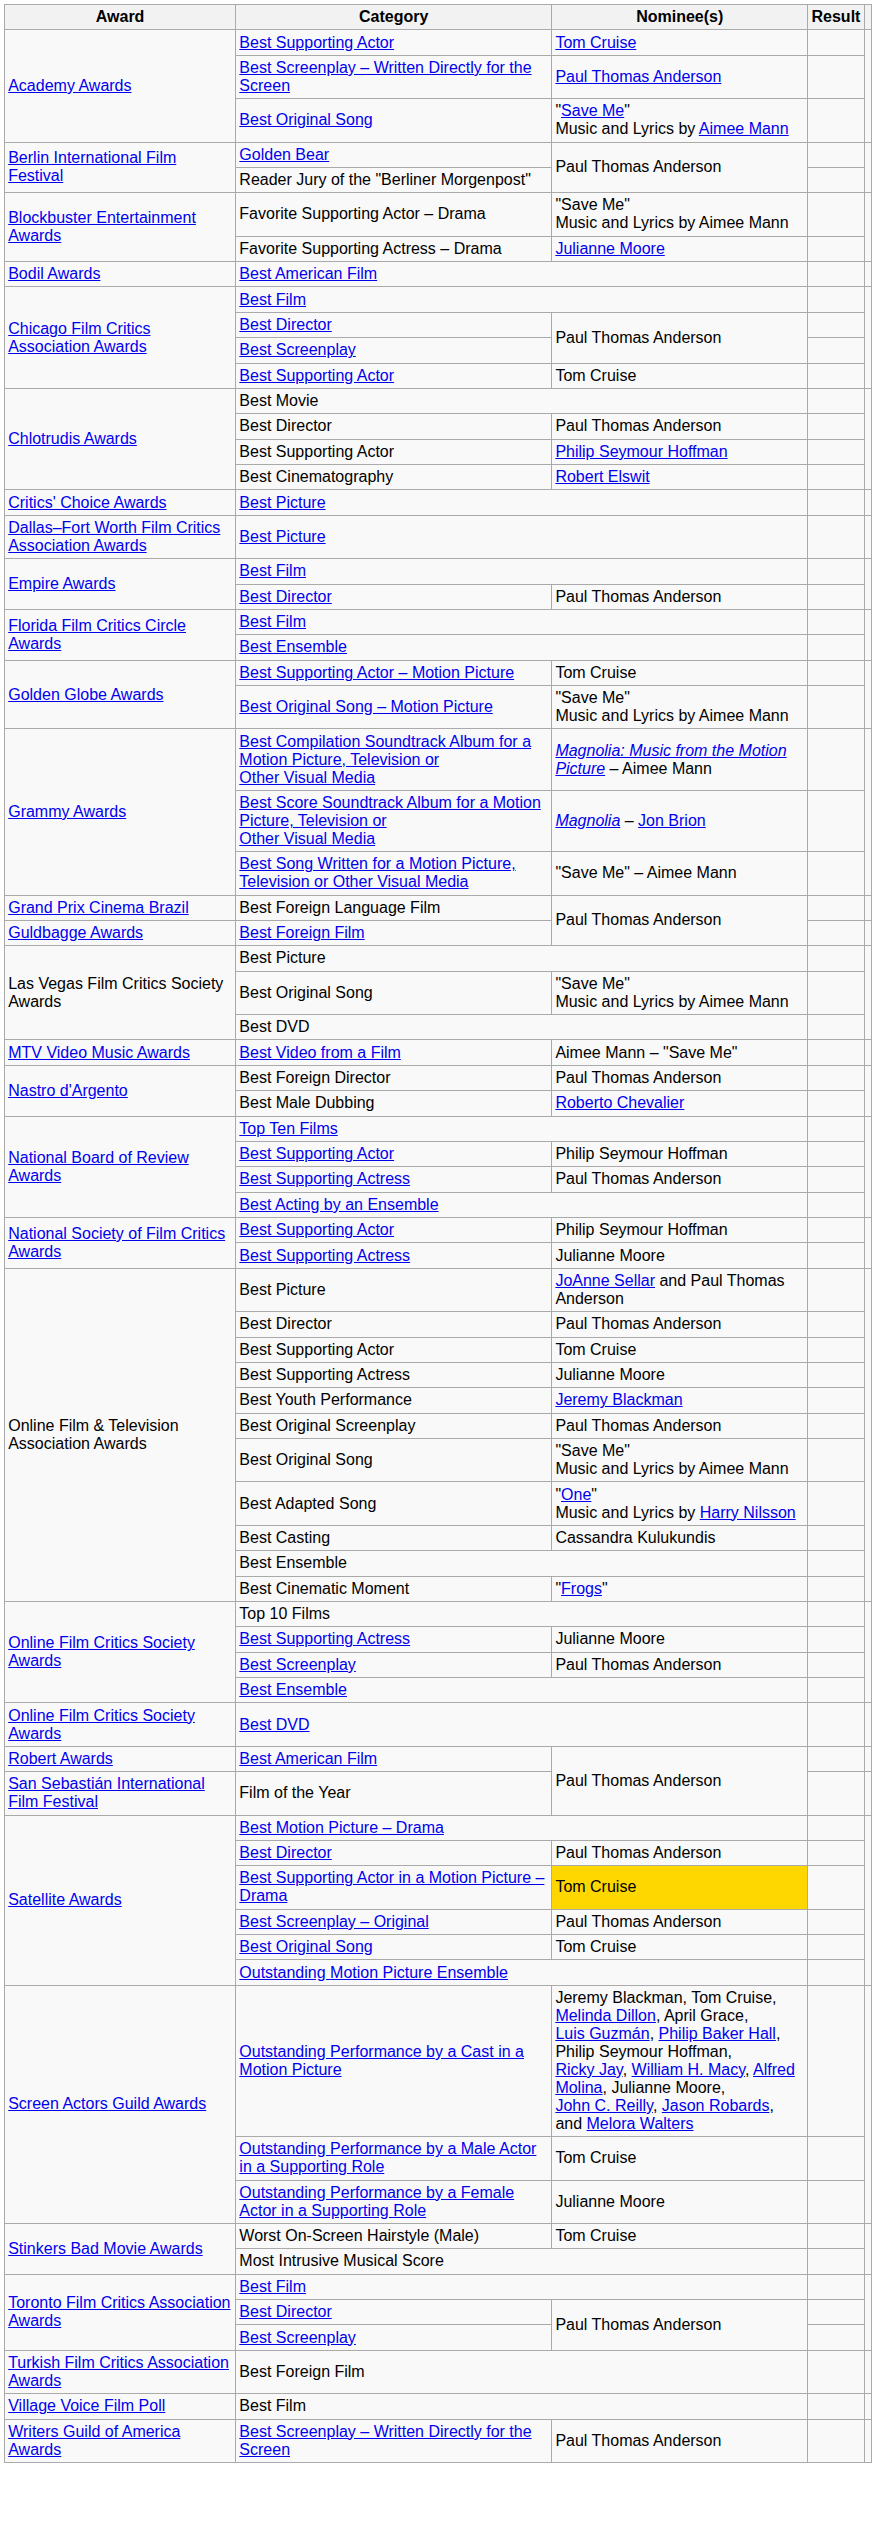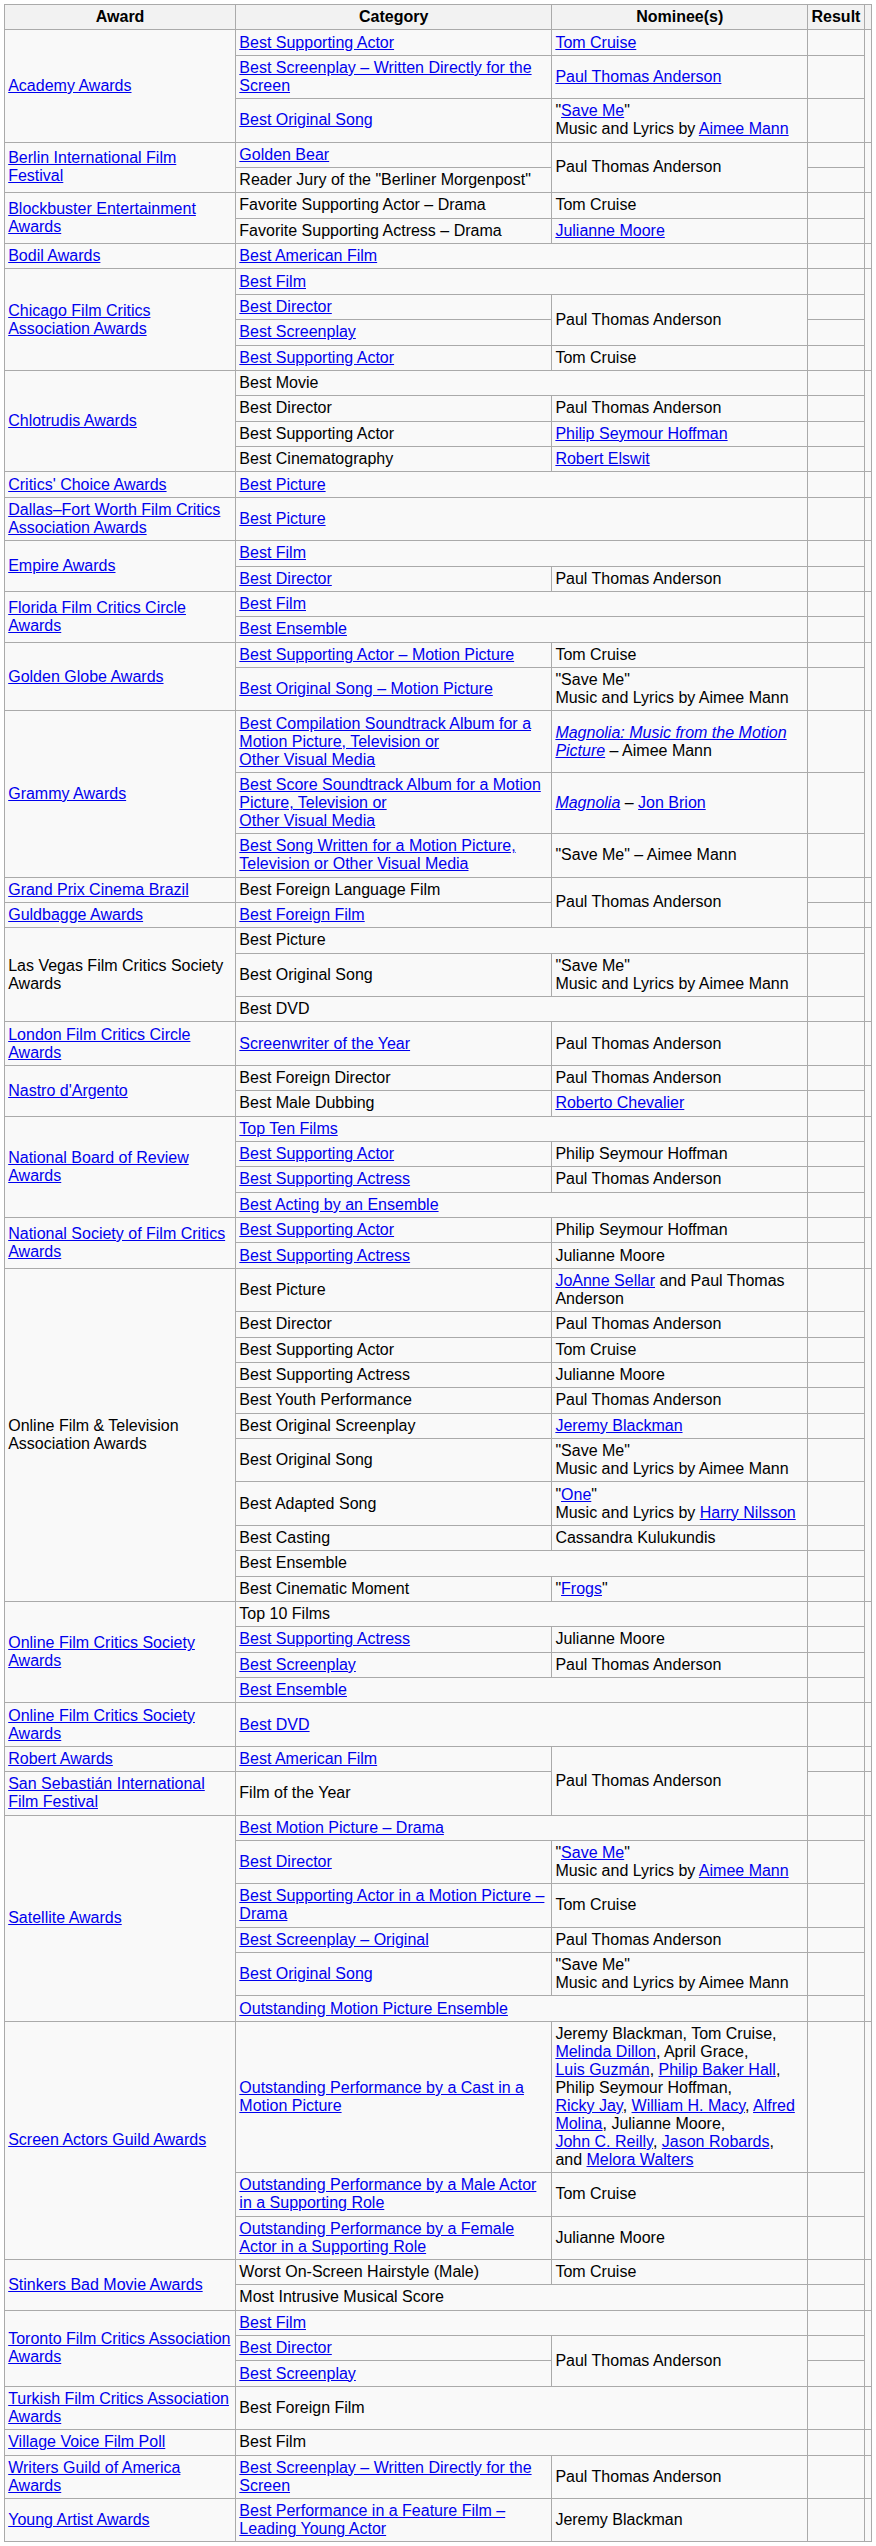(672, 214) "Save Me" Music and Lyrics by Aimee Mann -> (596, 205) Tom Cruise
+ row: (99, 1043)
- row: (99, 1052)
(619, 1400) Jeremy Blackman -> (638, 1400) Paul Thomas Anderson
(638, 1425) Paul Thomas Anderson -> (619, 1425) Jeremy Blackman
(638, 1853) Paul Thomas Anderson -> (672, 1862) "Save Me" Music and Lyrics by Aimee Mann
(596, 1887) gold background -> (596, 1905) no background
(596, 1947) Tom Cruise -> (672, 1974) "Save Me" Music and Lyrics by Aimee Mann
+ row: (79, 2520)
